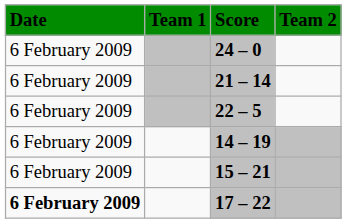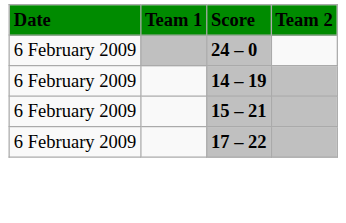- row: (243, 80)
- row: (238, 111)
(75, 203) bold -> (75, 142) normal
